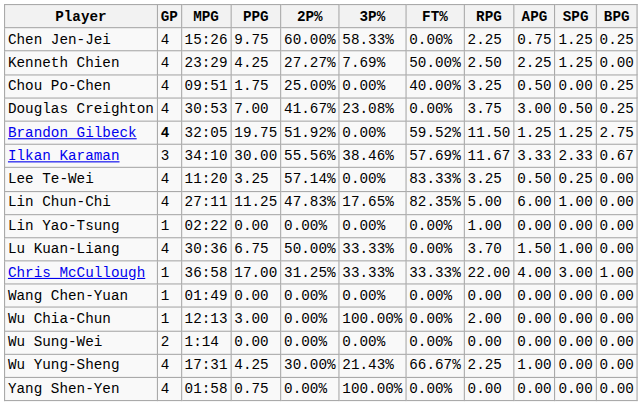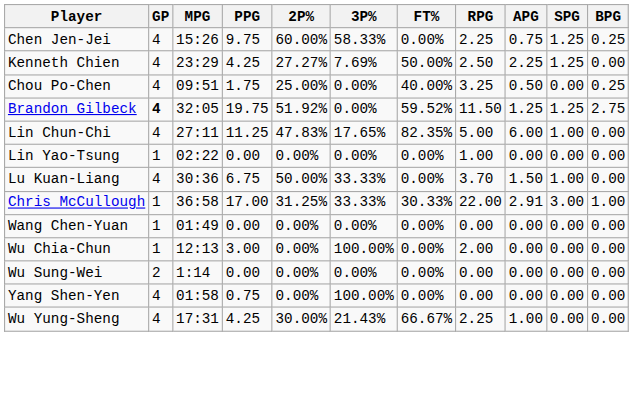- row: (81, 109)
- row: (64, 156)
- row: (51, 179)
(435, 273) 33.33% -> (426, 203) 30.33%
(534, 273) 4.00 -> (526, 203) 2.91
rows swapped: (64, 366) <-> (64, 389)
